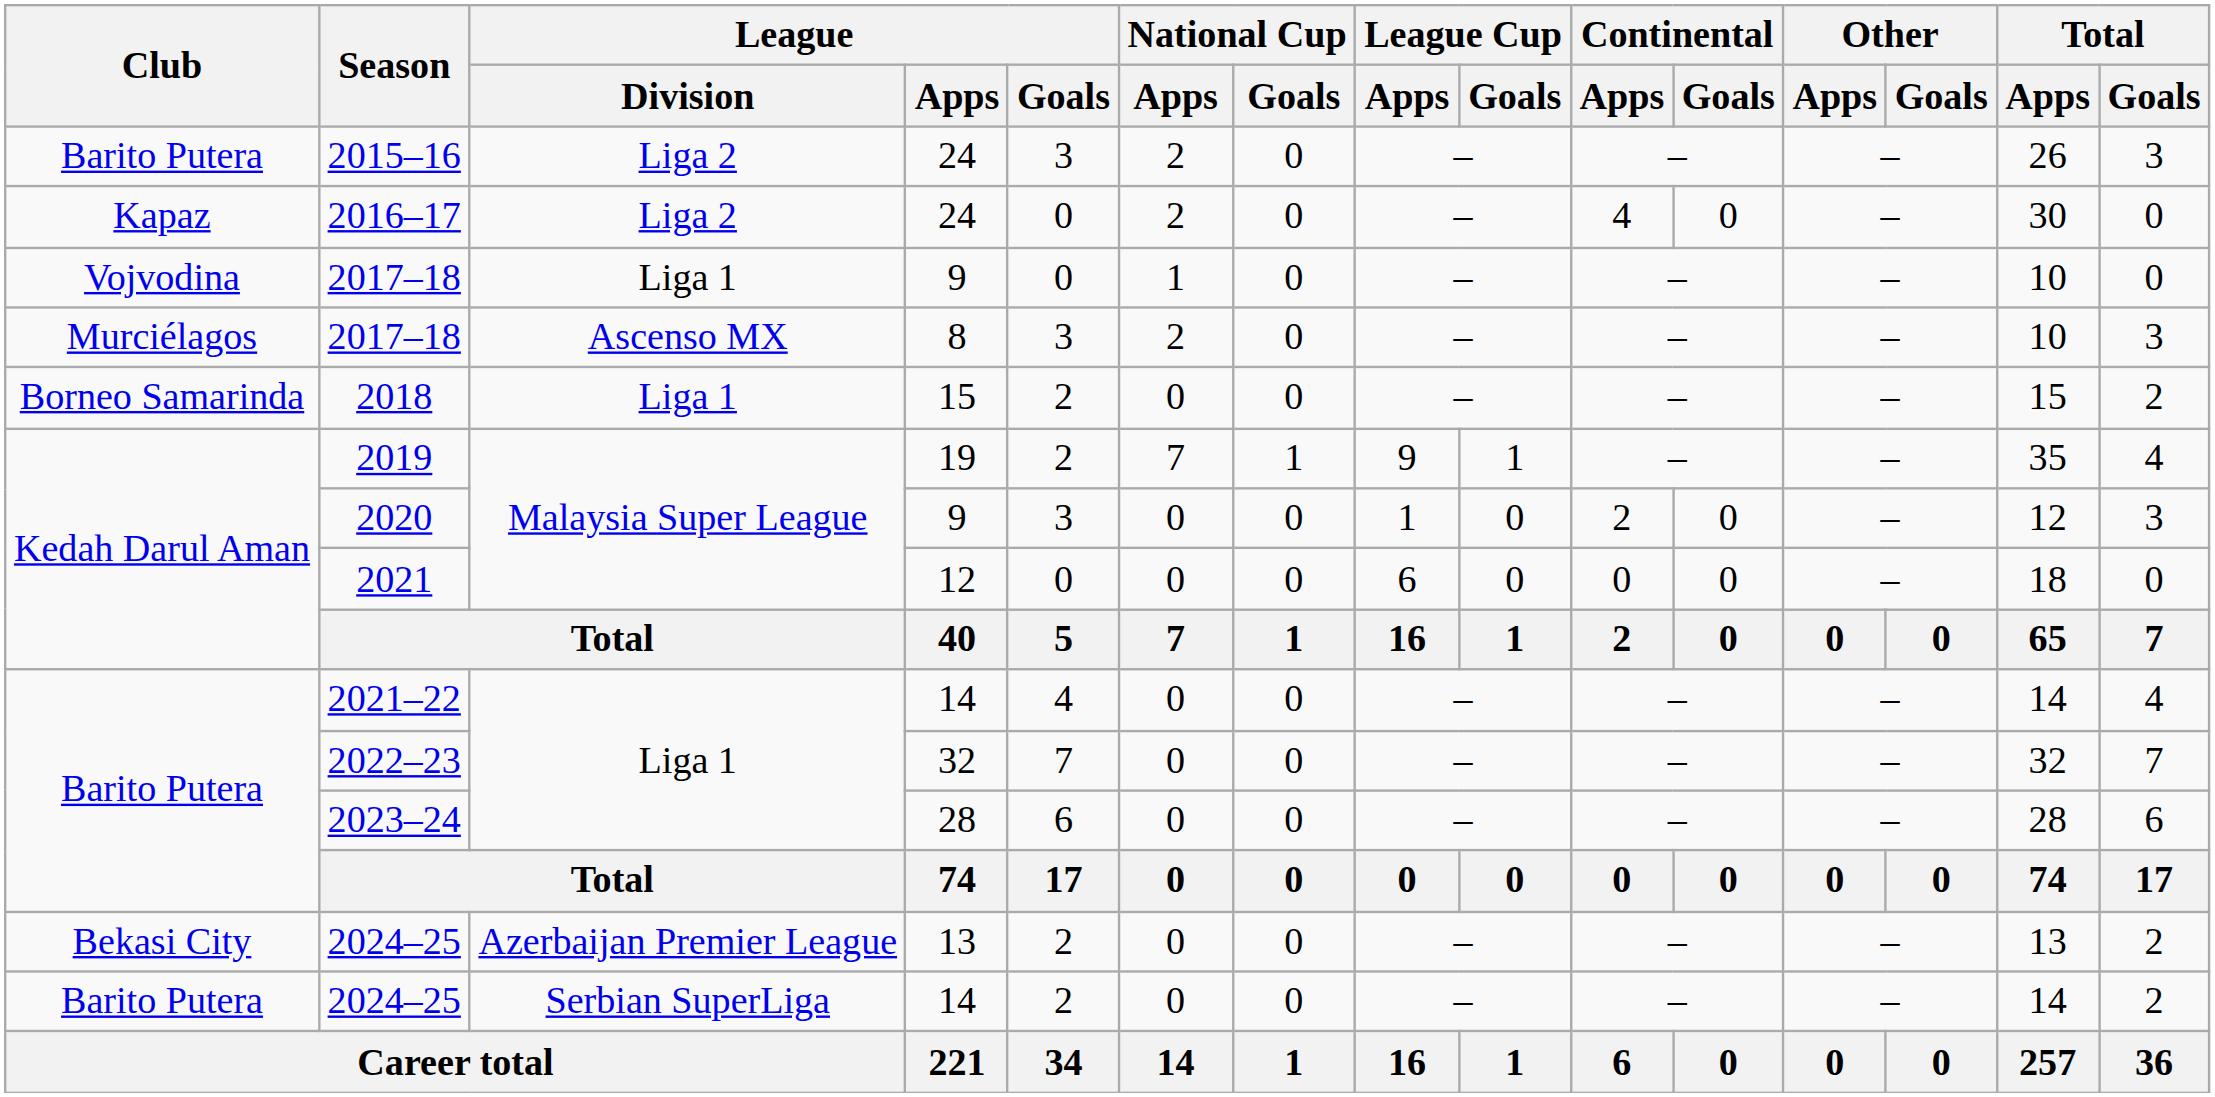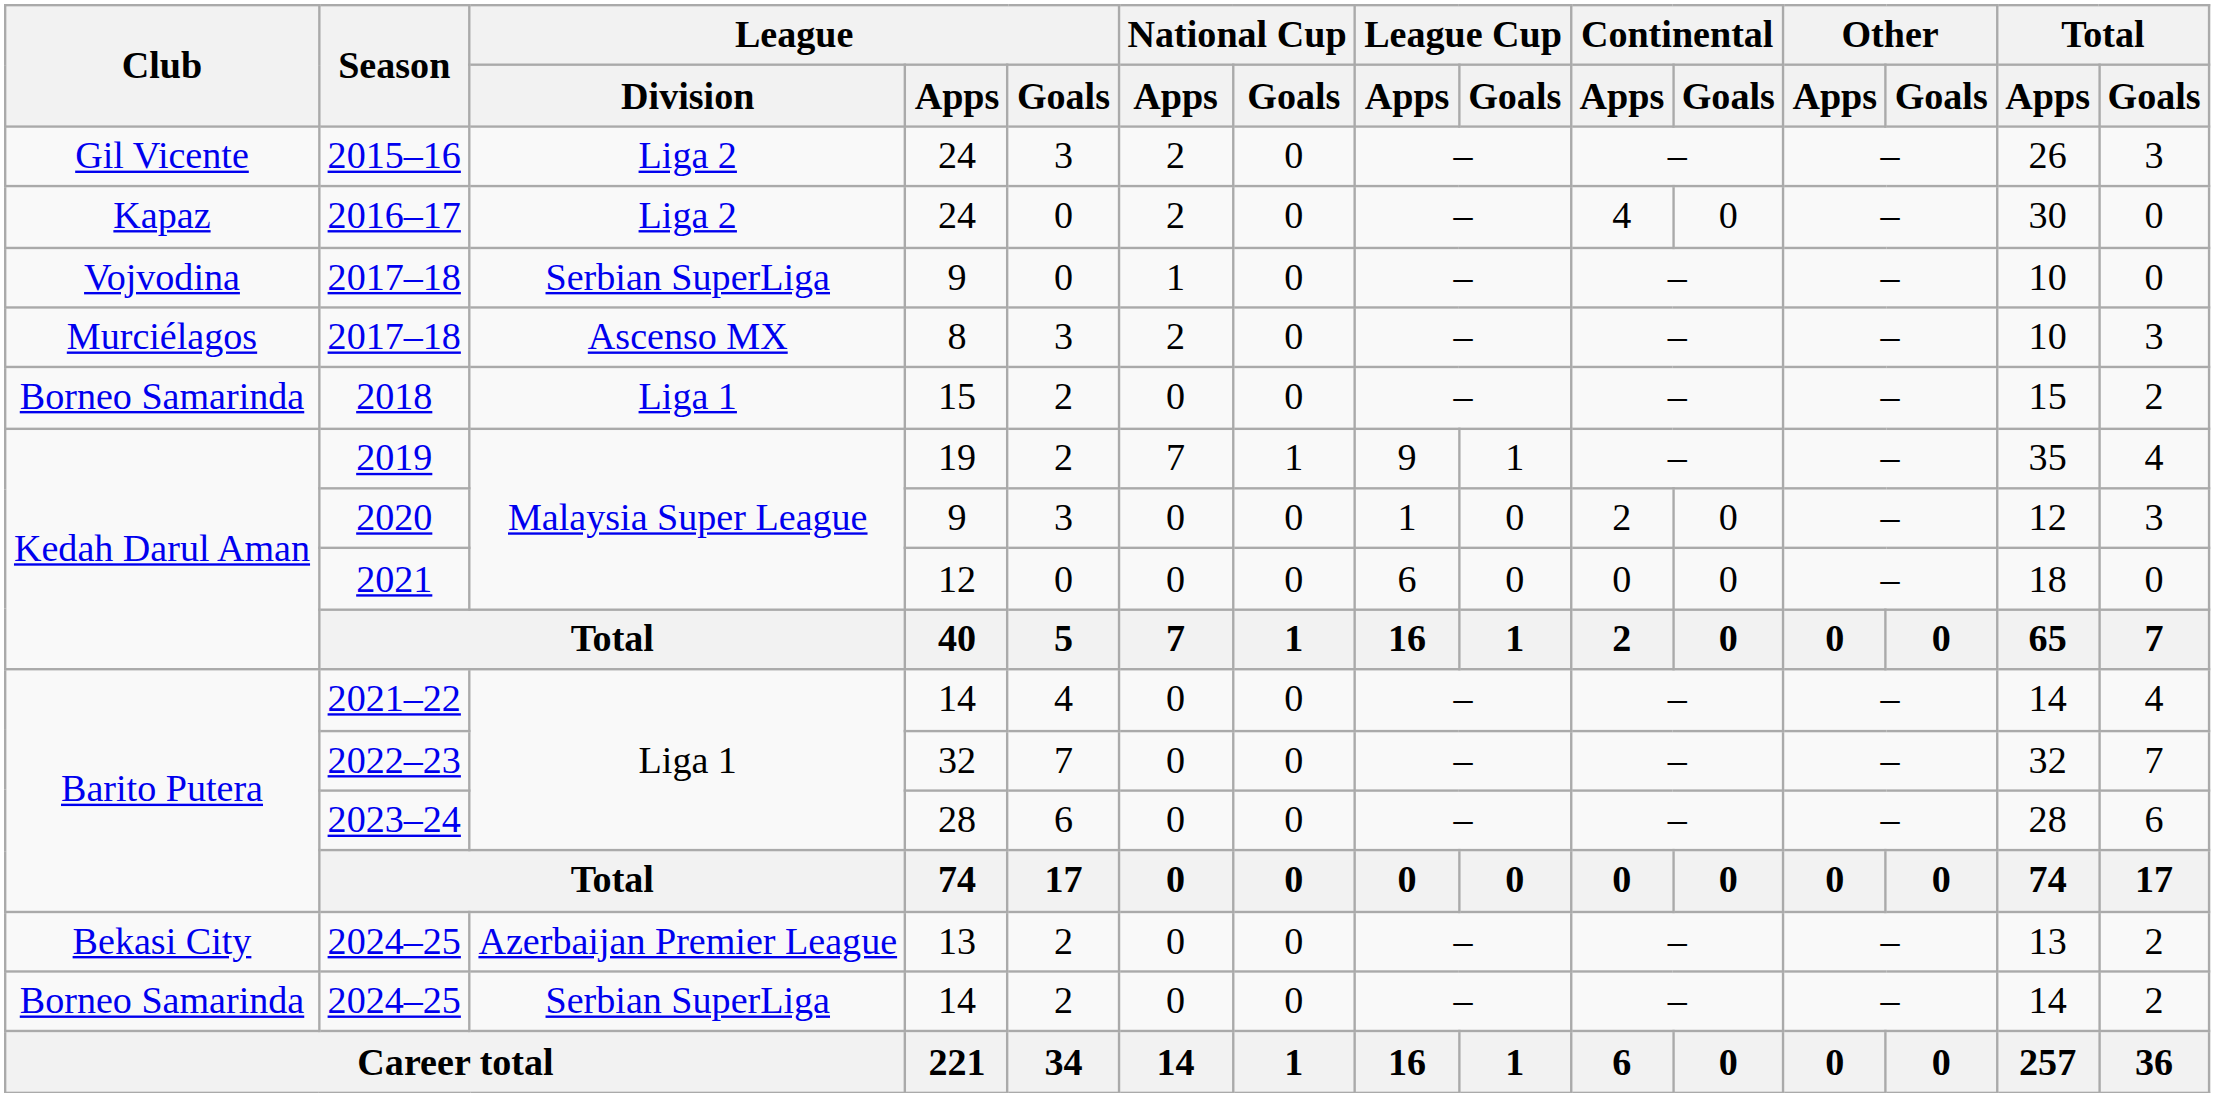(162, 155) Barito Putera -> (162, 155) Gil Vicente
(688, 276) Liga 1 -> (688, 276) Serbian SuperLiga
(162, 1000) Barito Putera -> (162, 1000) Borneo Samarinda
